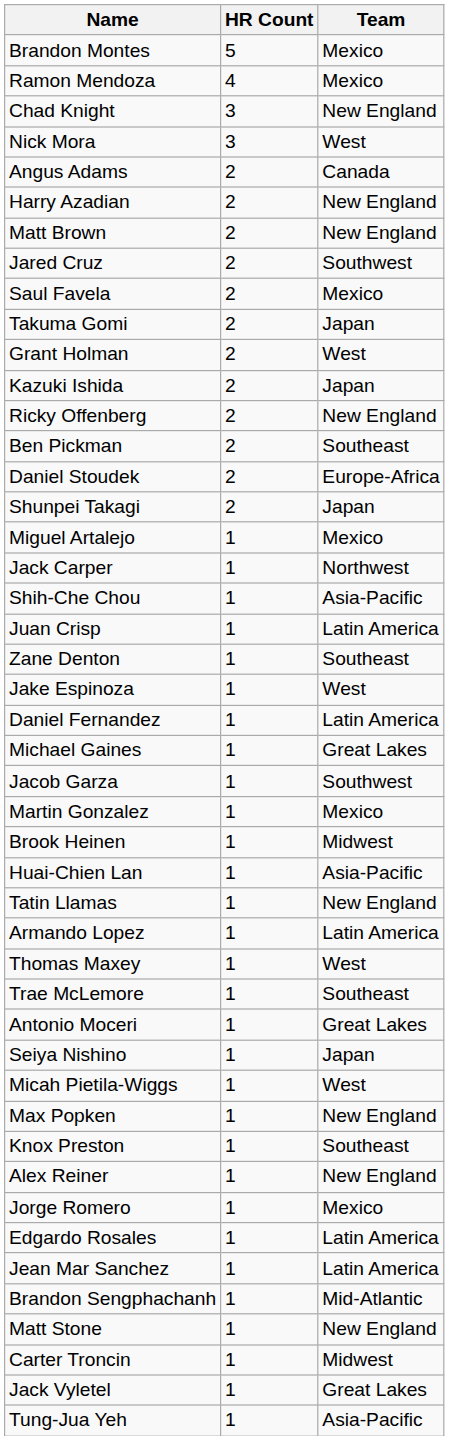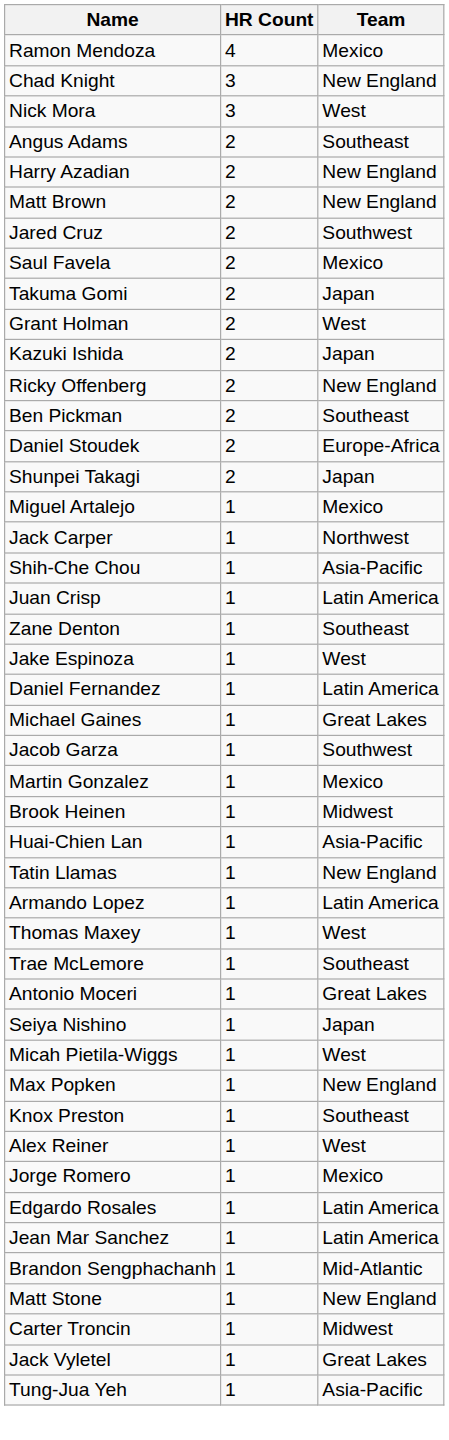- row: (79, 50)
(356, 171) Canada -> (366, 141) Southeast
(379, 1176) New England -> (344, 1146) West
